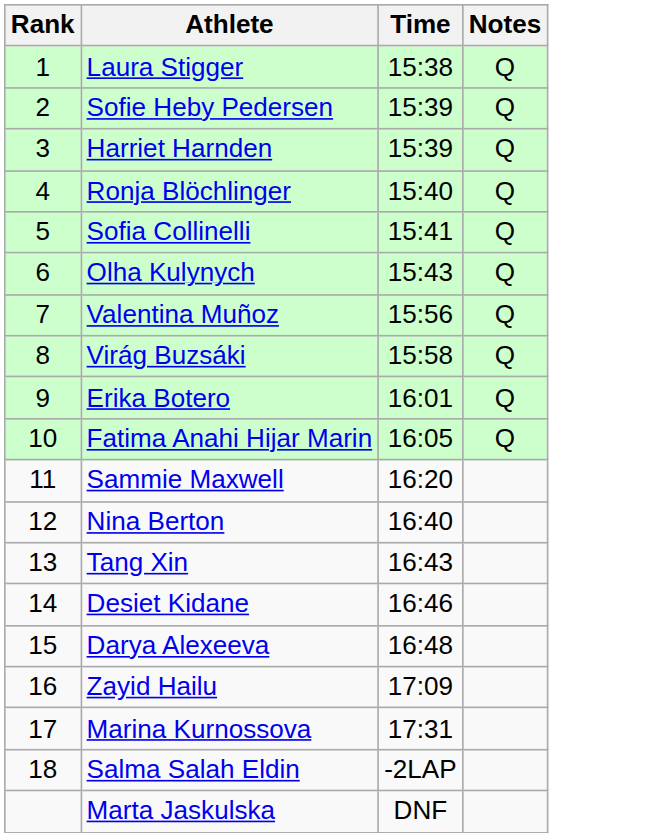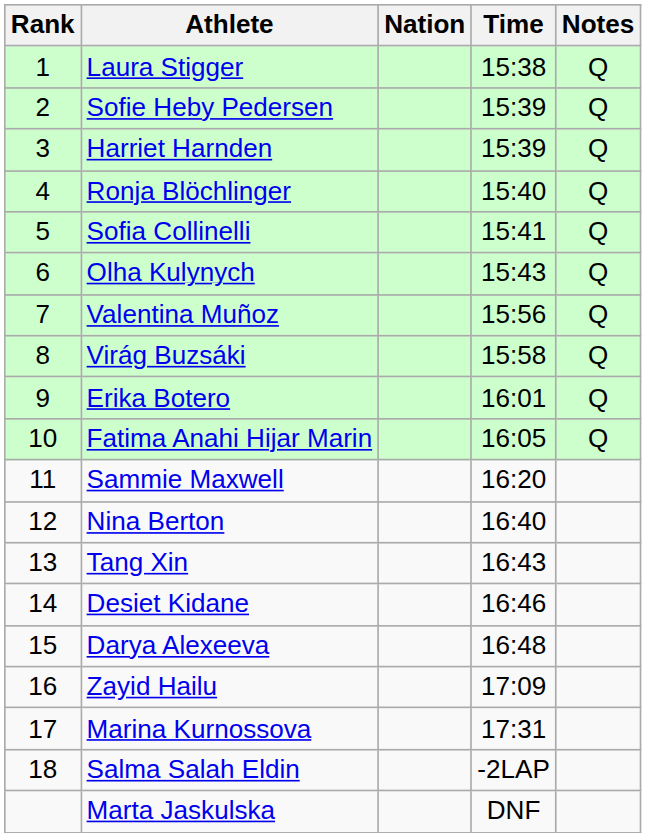+ column: (425, 25)
